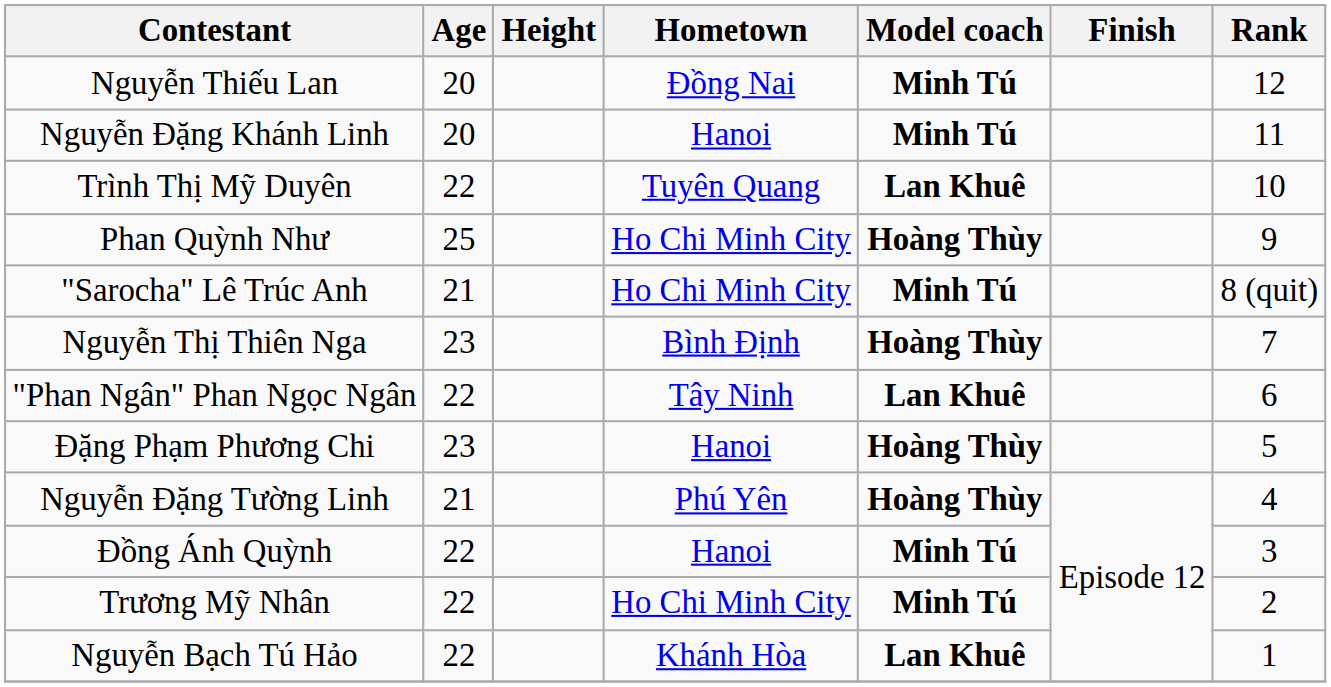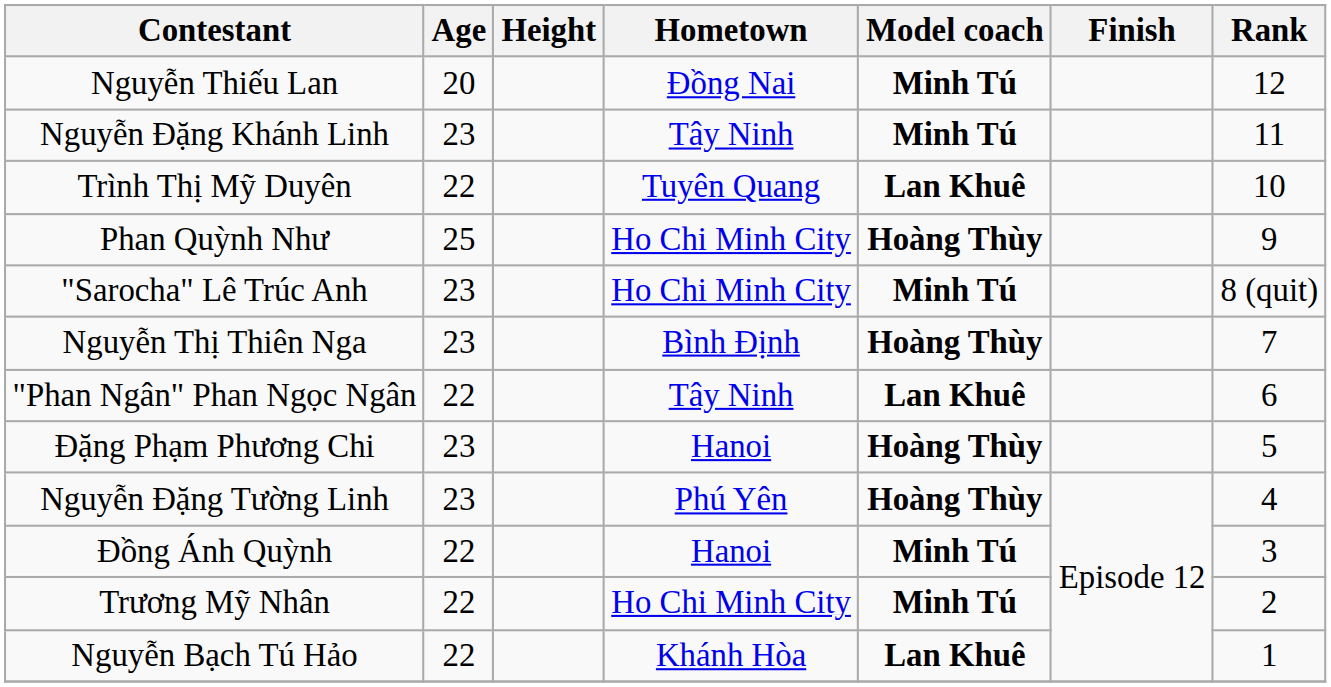(459, 134) 20 -> (459, 134) 23
(731, 134) Hanoi -> (731, 134) Tây Ninh
(459, 290) 21 -> (459, 290) 23
(459, 498) 21 -> (459, 498) 23
